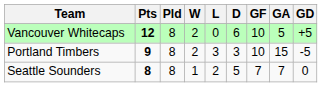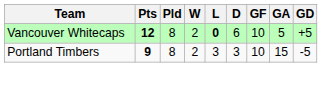(216, 33) normal -> (216, 33) bold
- row: (54, 71)
